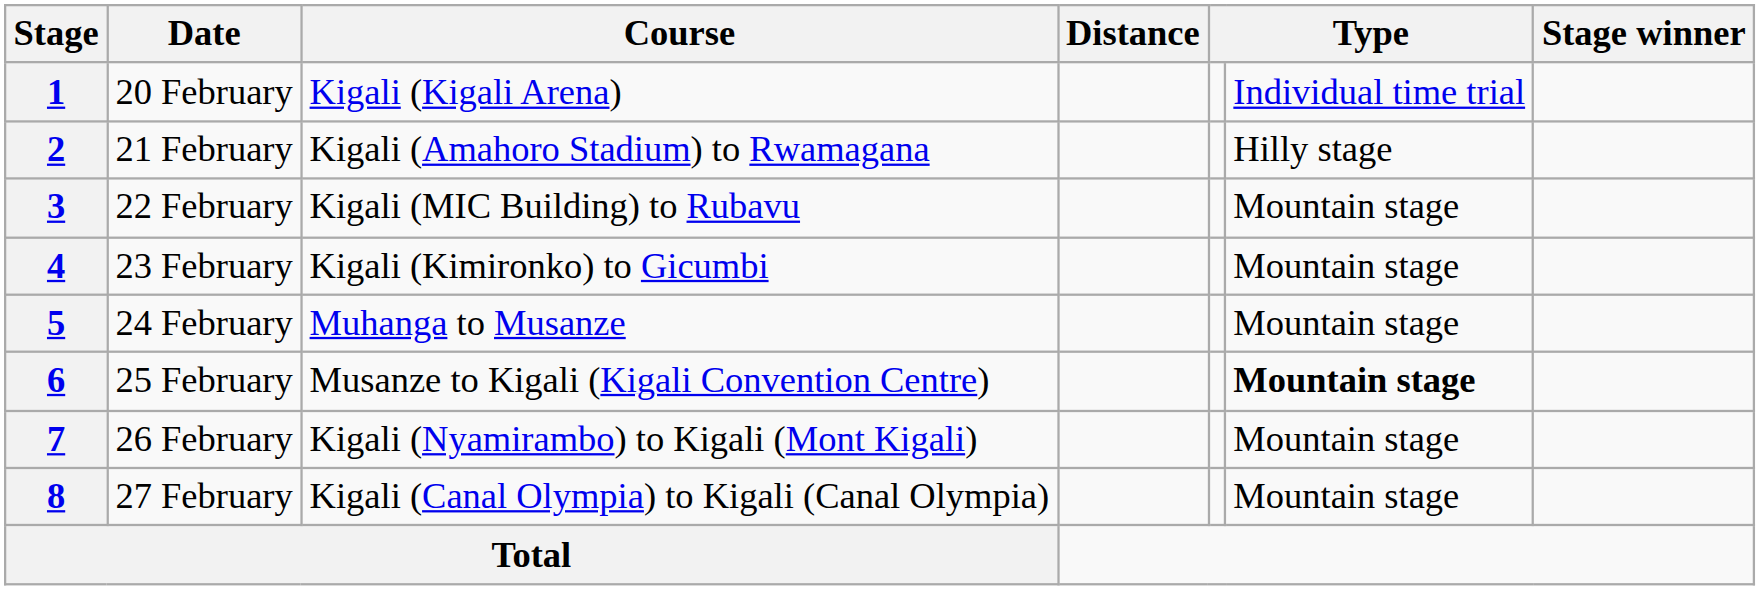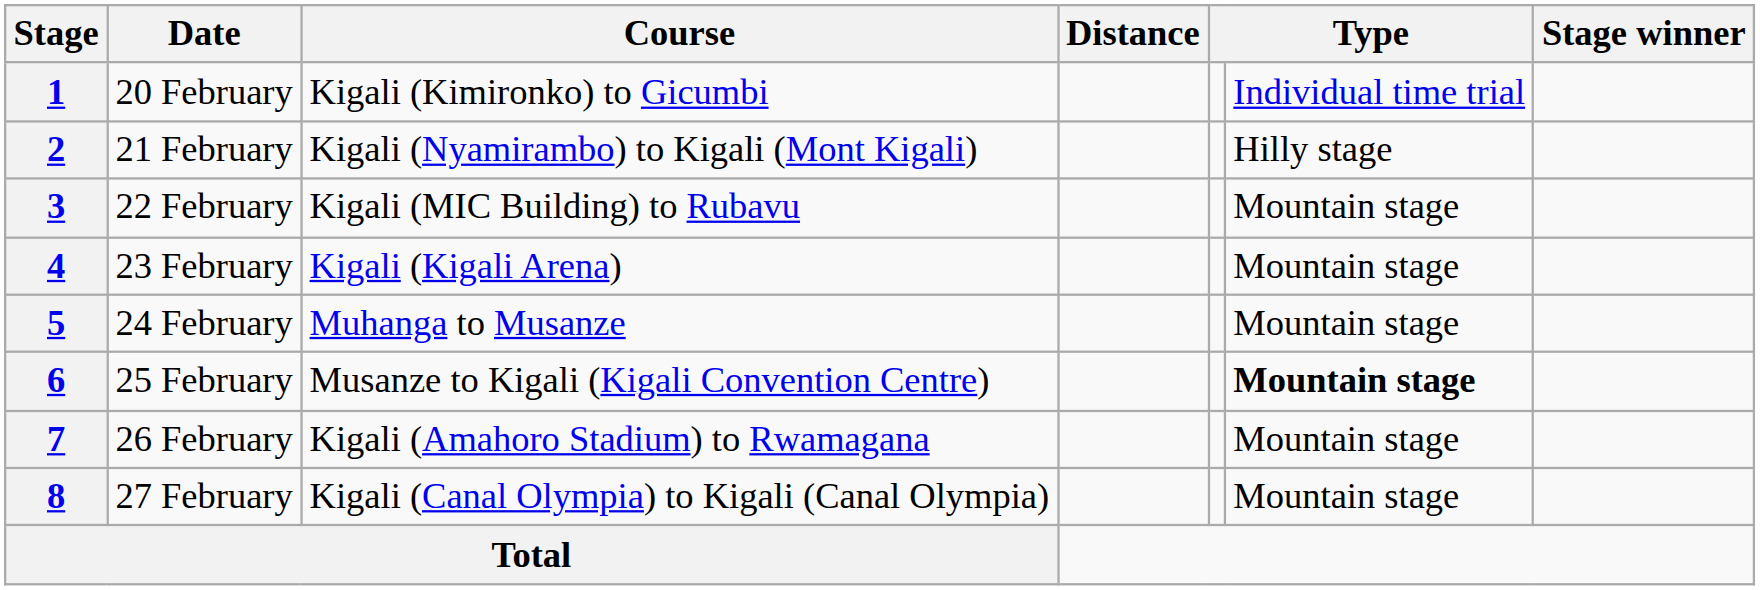(466, 91) Kigali (Kigali Arena) -> (539, 91) Kigali (Kimironko) to Gicumbi
(620, 149) Kigali (Amahoro Stadium) to Rwamagana -> (643, 149) Kigali (Nyamirambo) to Kigali (Mont Kigali)
(539, 264) Kigali (Kimironko) to Gicumbi -> (466, 264) Kigali (Kigali Arena)
(643, 438) Kigali (Nyamirambo) to Kigali (Mont Kigali) -> (620, 438) Kigali (Amahoro Stadium) to Rwamagana
